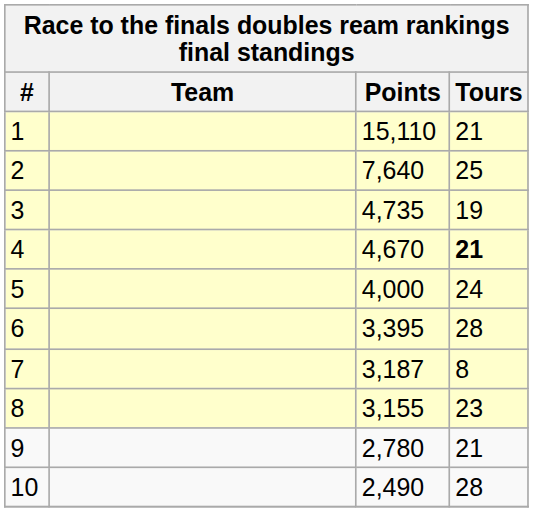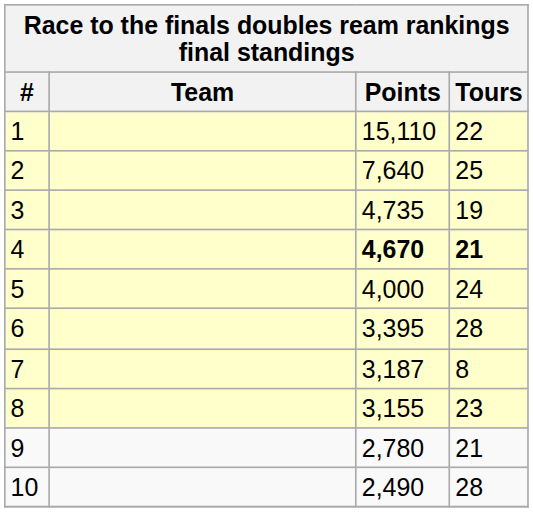(469, 132) 21 -> (469, 132) 22
(393, 250) normal -> (393, 250) bold
